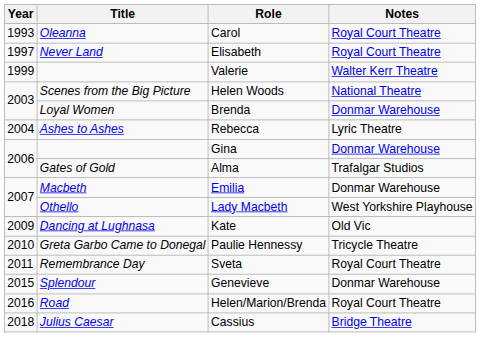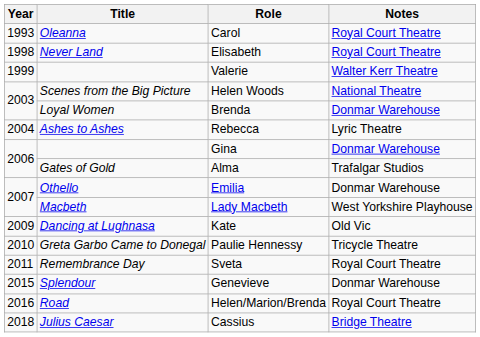(21, 52) 1997 -> (21, 52) 1998
(63, 187) Macbeth -> (59, 187) Othello
(59, 206) Othello -> (63, 206) Macbeth
